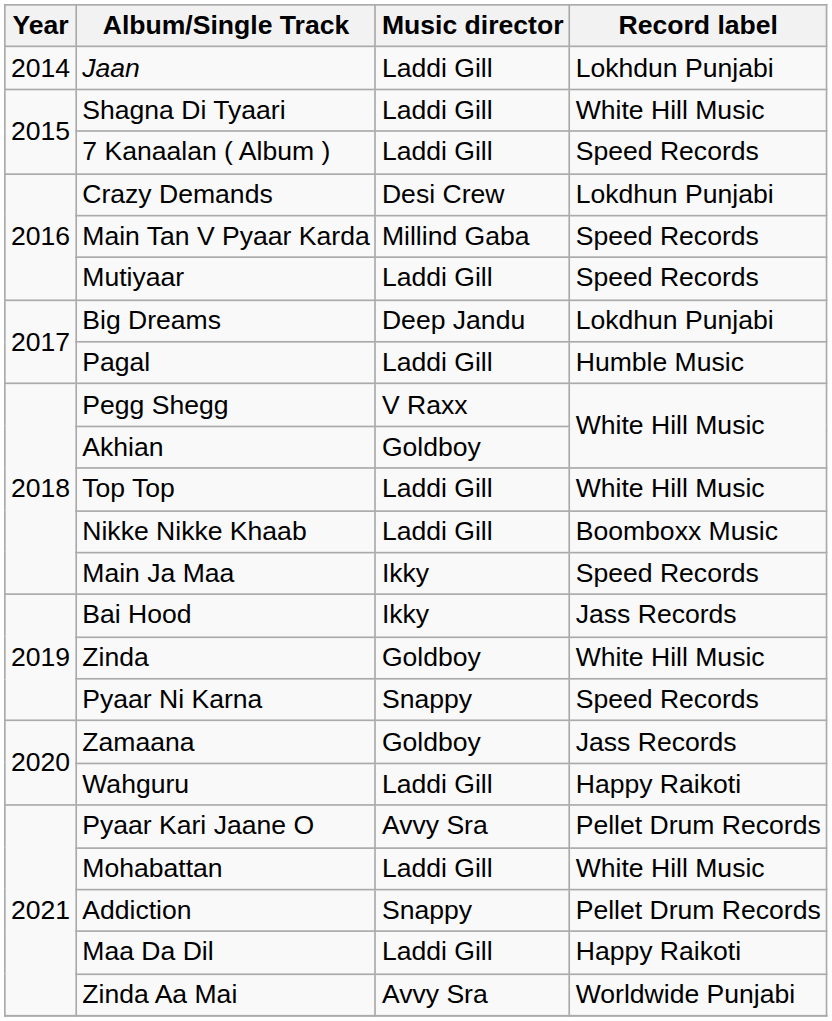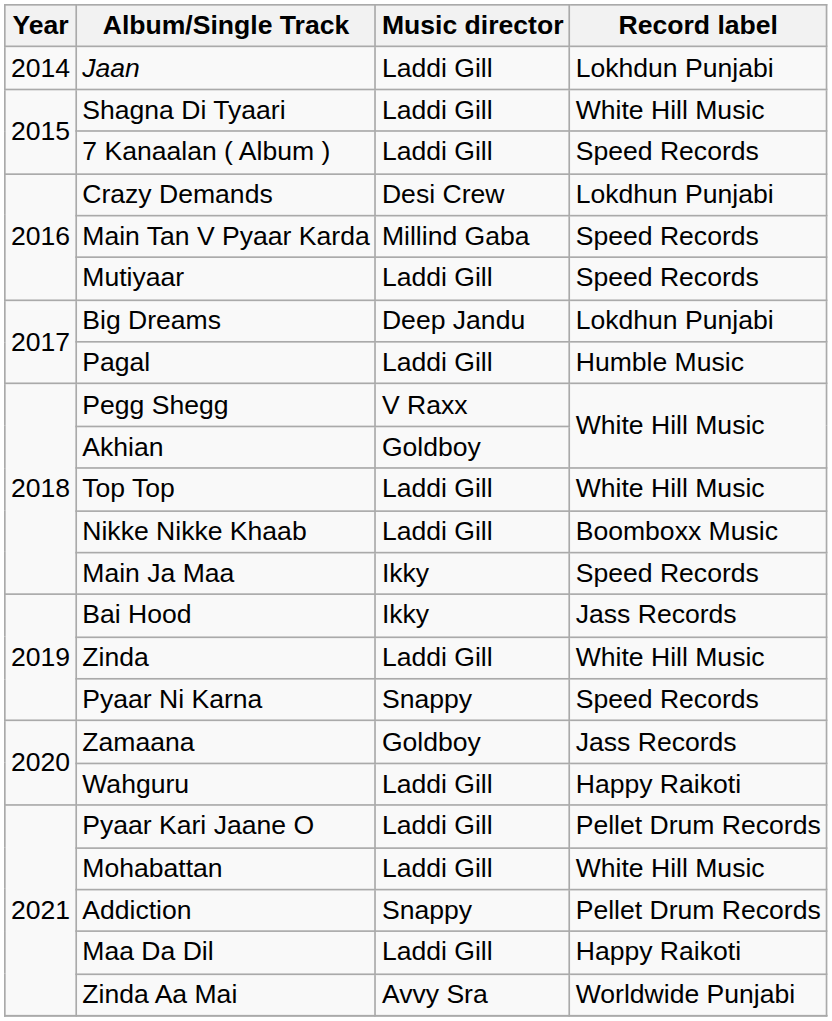(431, 657) Goldboy -> (437, 657) Laddi Gill
(435, 825) Avvy Sra -> (437, 825) Laddi Gill
